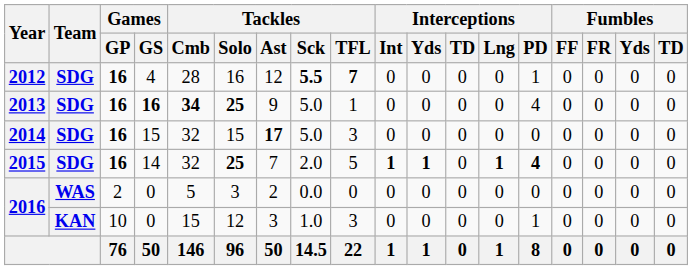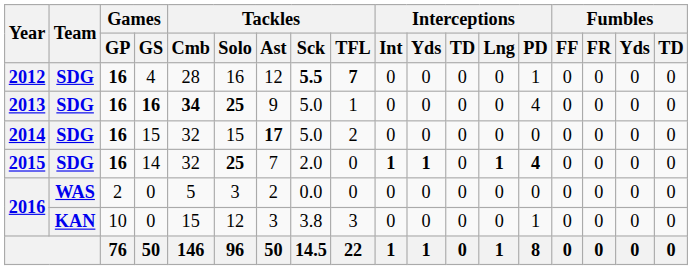(353, 134) 3 -> (353, 134) 2
(353, 163) 5 -> (353, 163) 0
(311, 221) 1.0 -> (311, 221) 3.8
